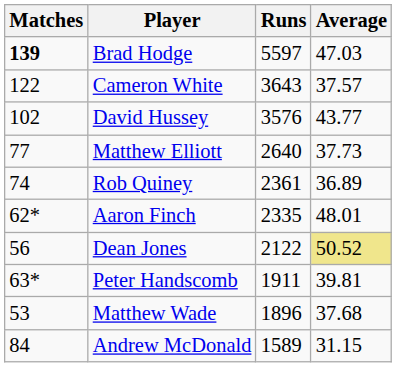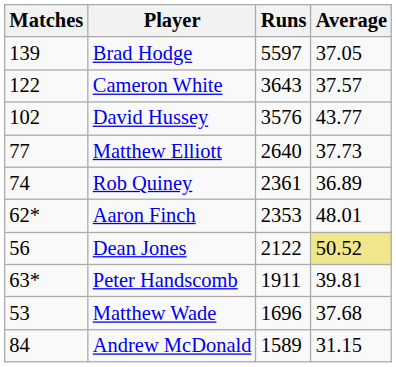(25, 53) bold -> (25, 53) normal
(339, 53) 47.03 -> (339, 53) 37.05
(281, 215) 2335 -> (281, 215) 2353
(281, 313) 1896 -> (281, 313) 1696
